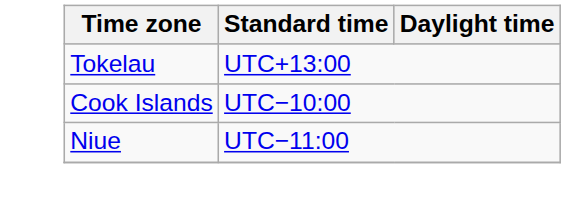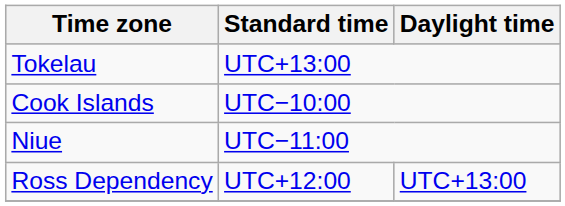+ row: (112, 180)
